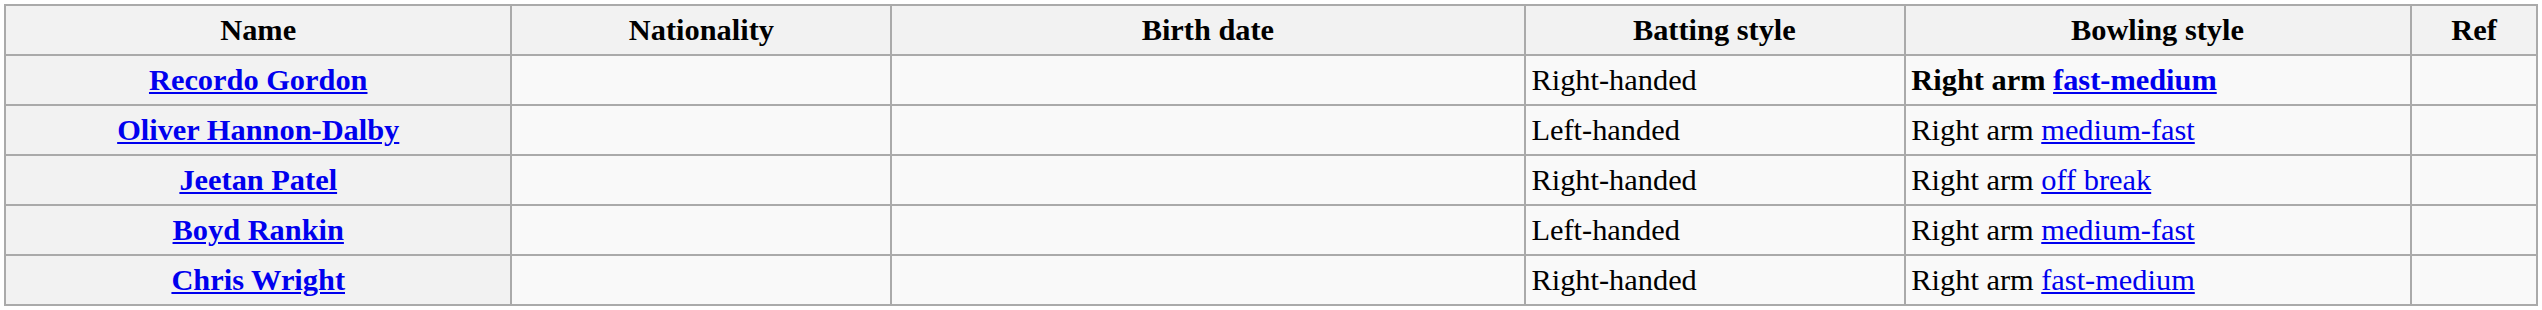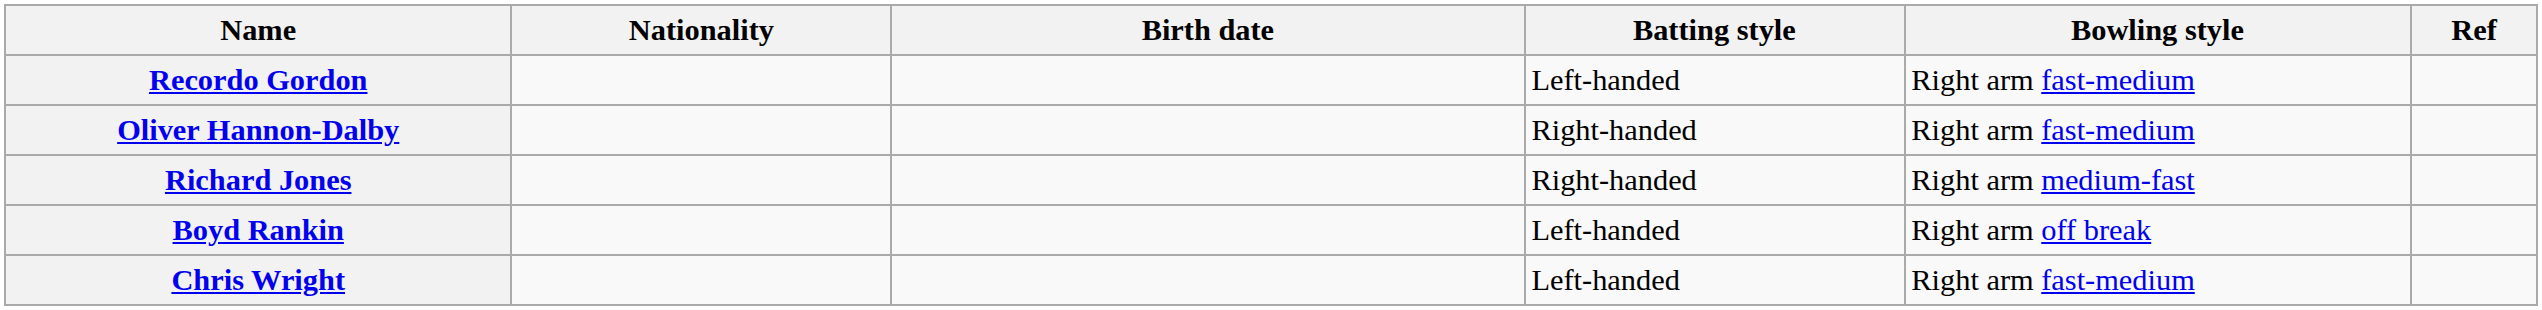(1614, 79) Right-handed -> (1606, 79) Left-handed
(2064, 79) bold -> (2053, 79) normal
(1606, 130) Left-handed -> (1614, 130) Right-handed
(2053, 130) Right arm medium-fast -> (2053, 130) Right arm fast-medium
+ row: (258, 180)
- row: (258, 180)
(2053, 230) Right arm medium-fast -> (2031, 230) Right arm off break
(1614, 280) Right-handed -> (1606, 280) Left-handed
